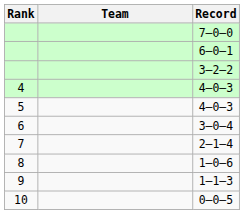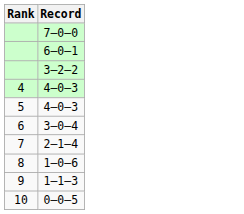- column: (115, 14)
